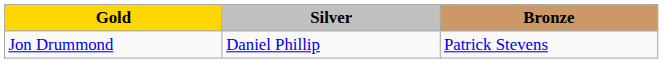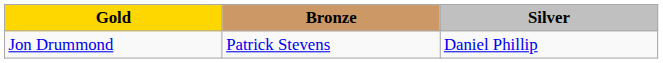columns swapped: (331, 17) <-> (549, 17)
